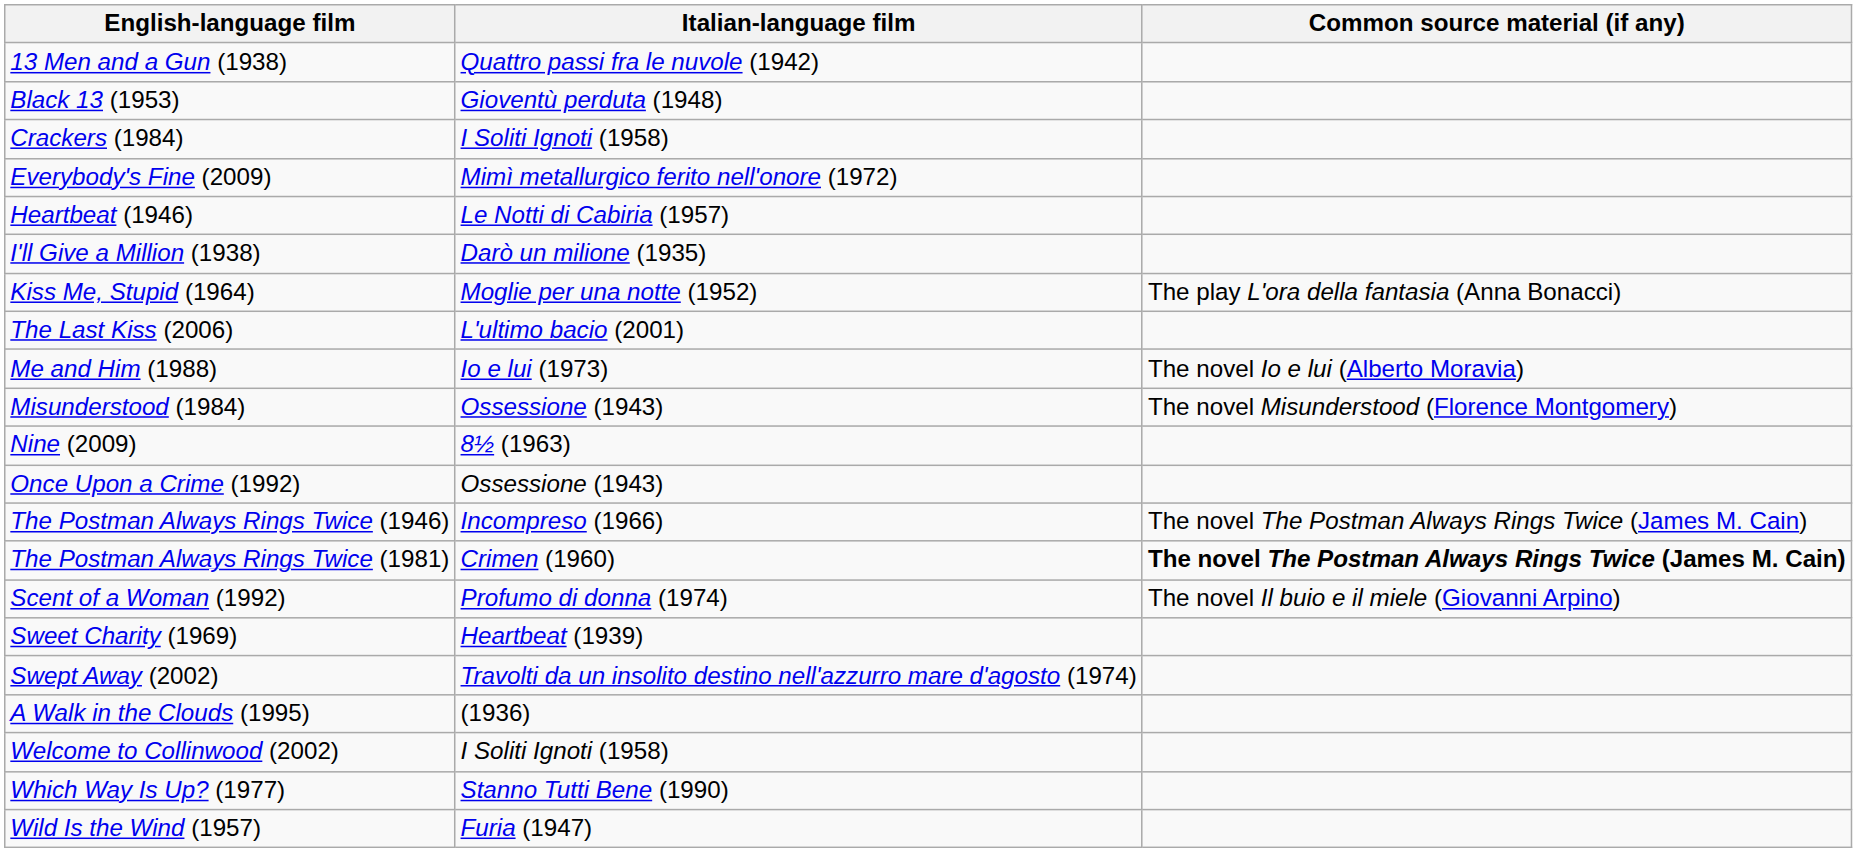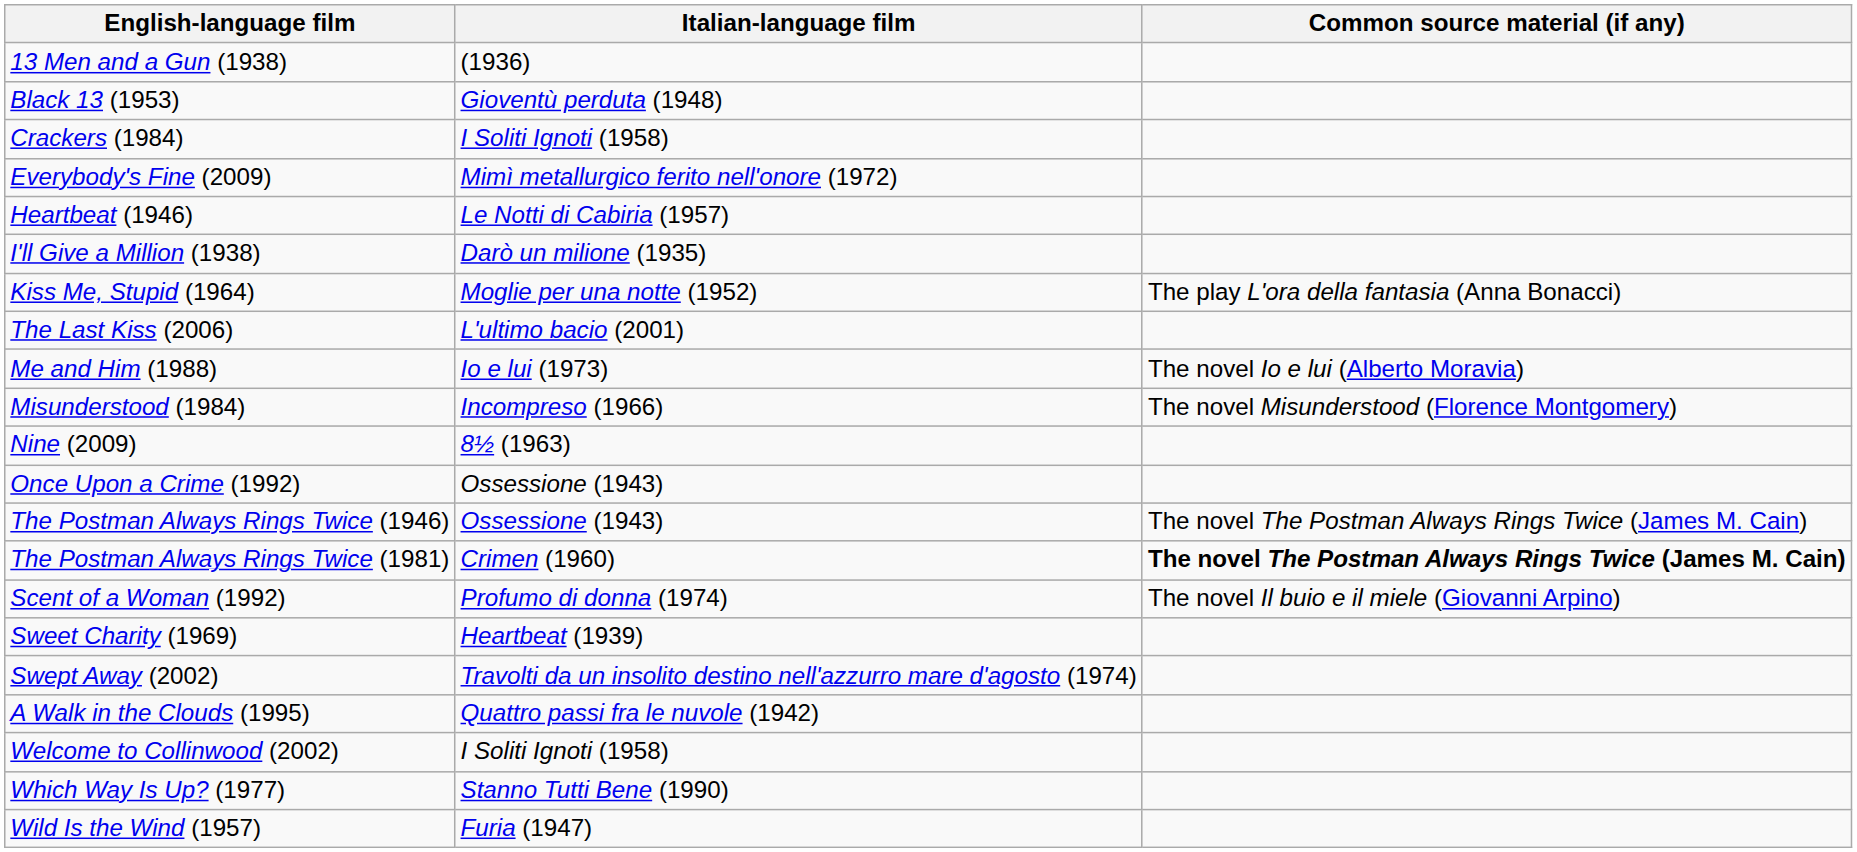(640, 61) Quattro passi fra le nuvole (1942) -> (495, 61) (1936)
(562, 406) Ossessione (1943) -> (562, 406) Incompreso (1966)
(562, 521) Incompreso (1966) -> (562, 521) Ossessione (1943)
(495, 713) (1936) -> (640, 713) Quattro passi fra le nuvole (1942)
